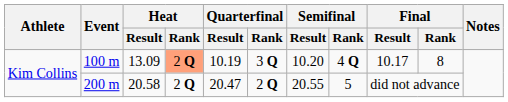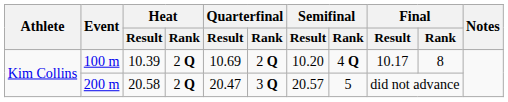(144, 61) 13.09 -> (144, 61) 10.39
(184, 61) lightsalmon background -> (184, 61) no background
(225, 61) 10.19 -> (225, 61) 10.69
(267, 61) 3 Q -> (267, 61) 2 Q
(267, 85) 2 Q -> (267, 85) 3 Q
(308, 85) 20.55 -> (308, 85) 20.57
